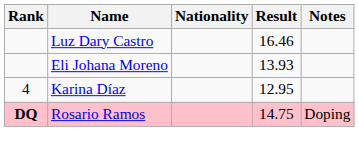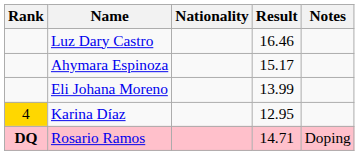+ row: (110, 65)
(276, 65) 13.93 -> (277, 89) 13.99
(26, 89) no background -> (26, 114) gold background
(276, 114) 14.75 -> (277, 138) 14.71
